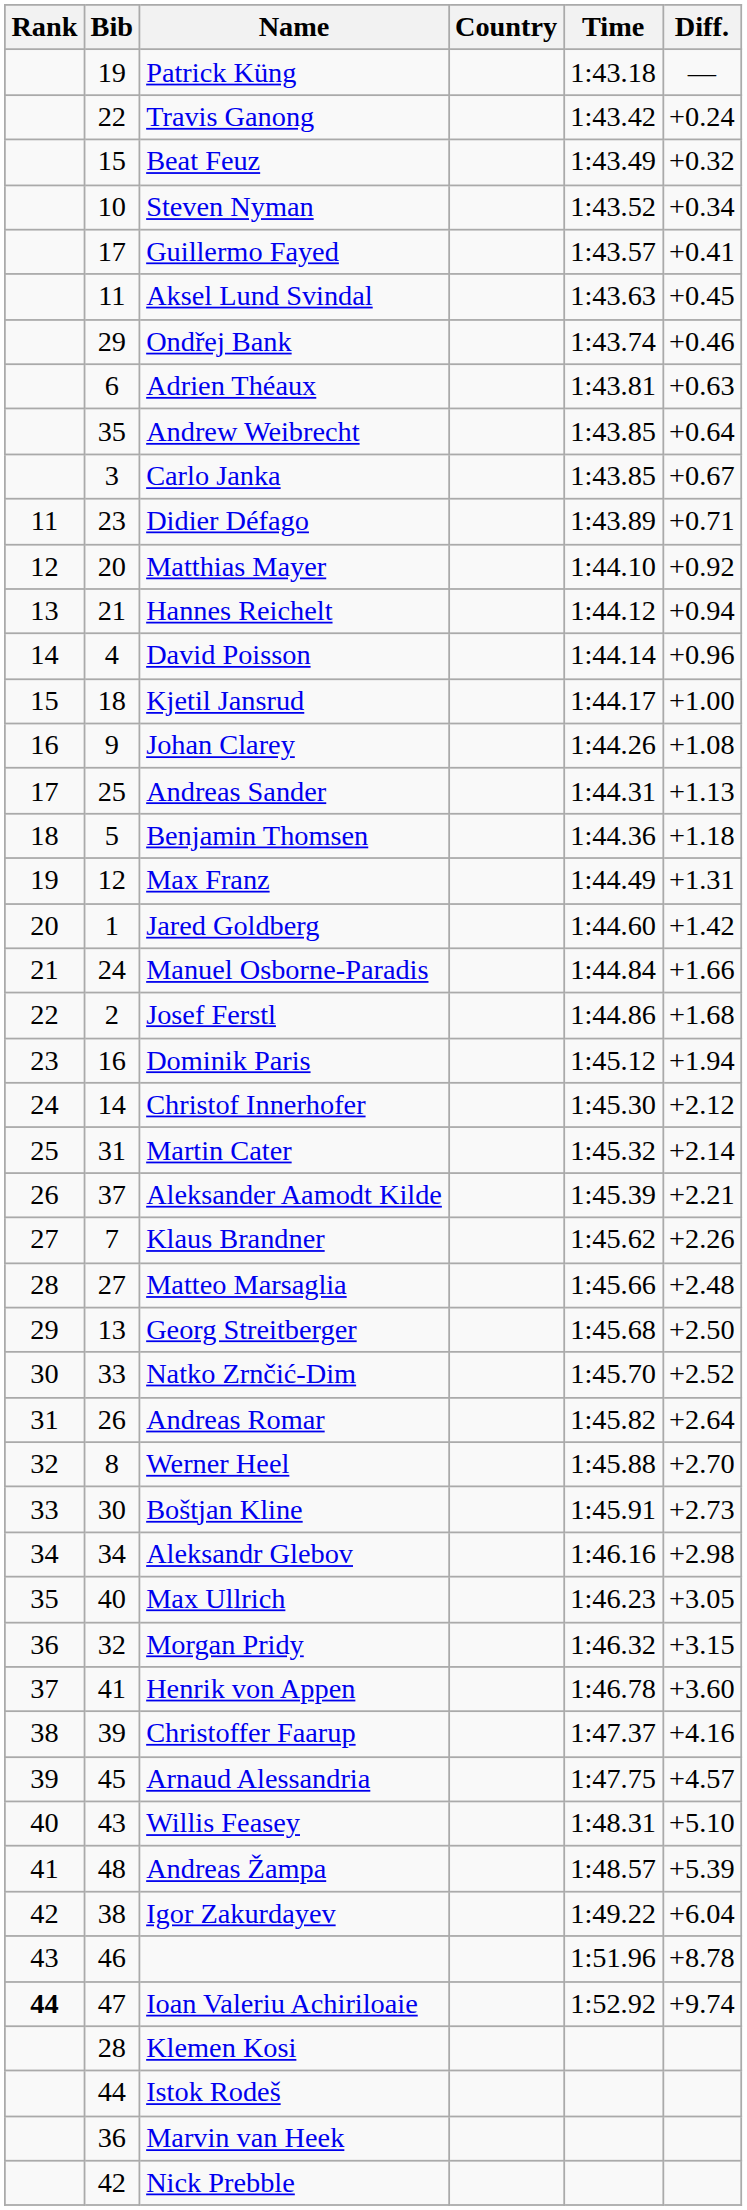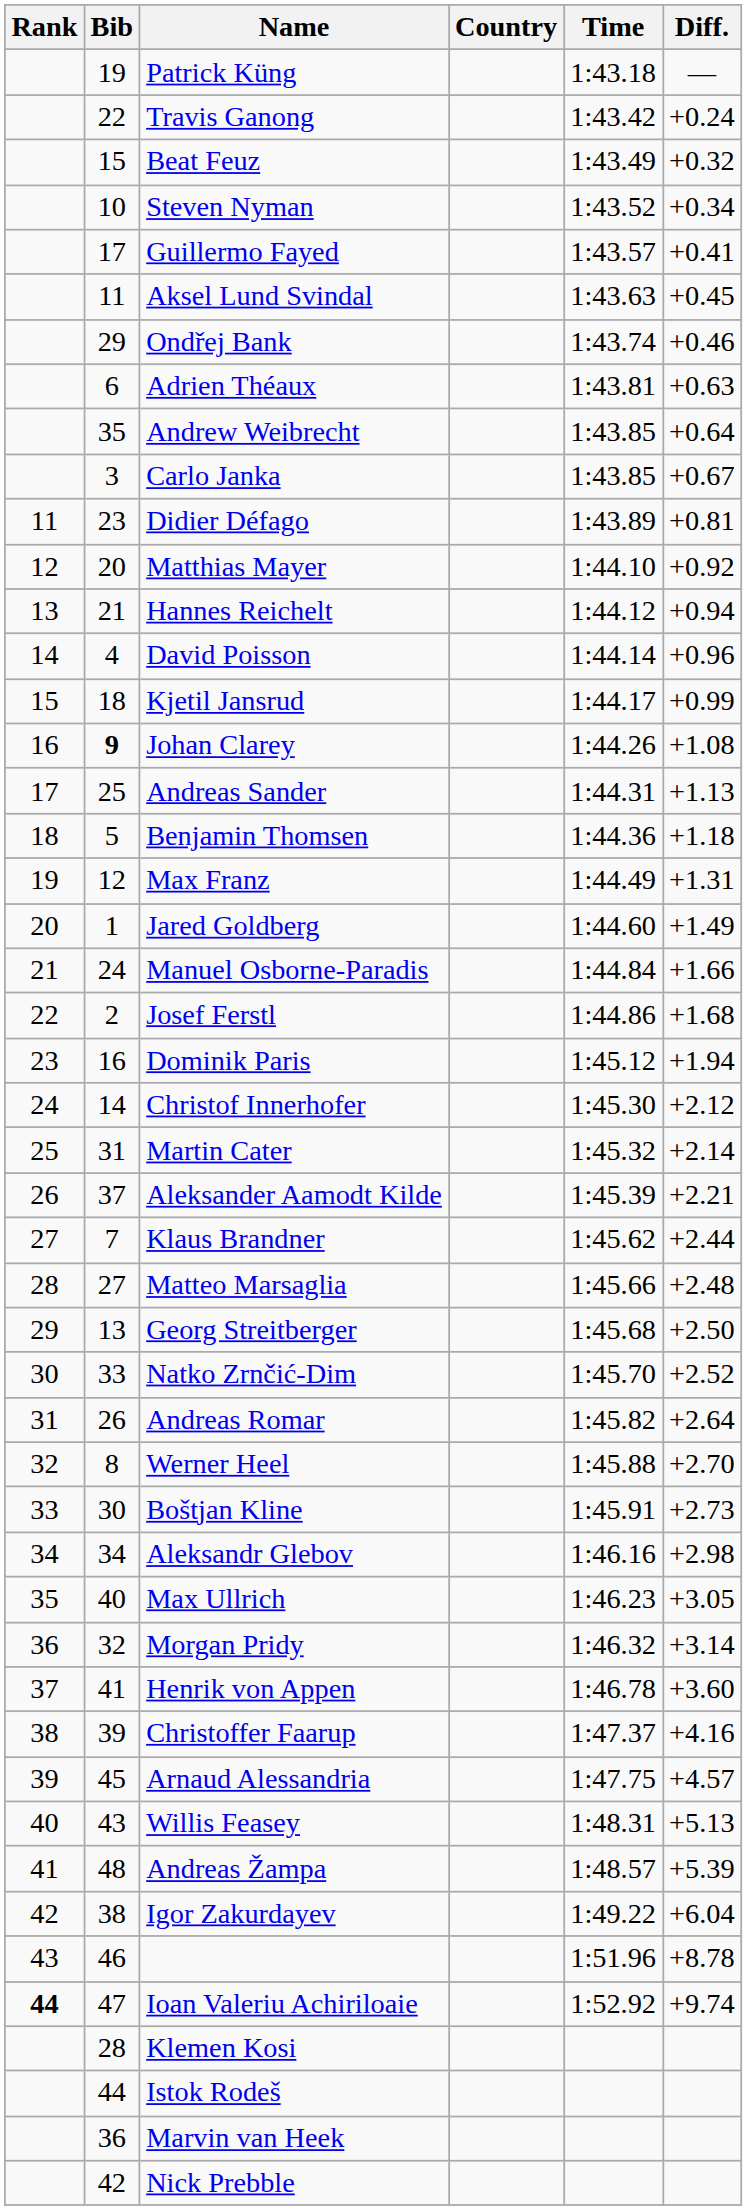(702, 521) +0.71 -> (702, 521) +0.81
(702, 700) +1.00 -> (702, 700) +0.99
(112, 745) normal -> (112, 745) bold
(702, 925) +1.42 -> (702, 925) +1.49
(702, 1239) +2.26 -> (702, 1239) +2.44
(702, 1643) +3.15 -> (702, 1643) +3.14
(702, 1823) +5.10 -> (702, 1823) +5.13
